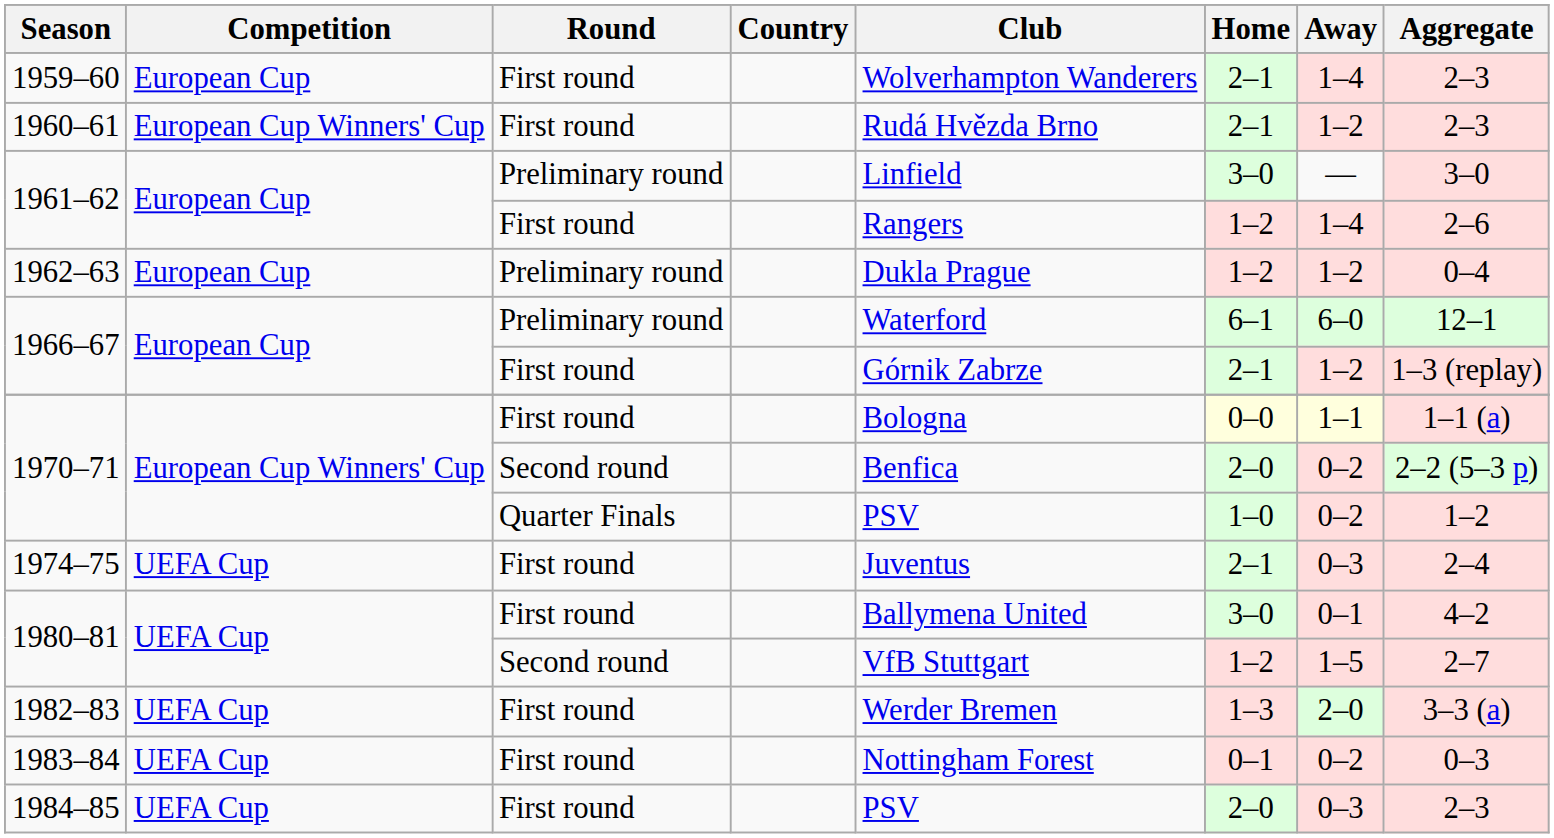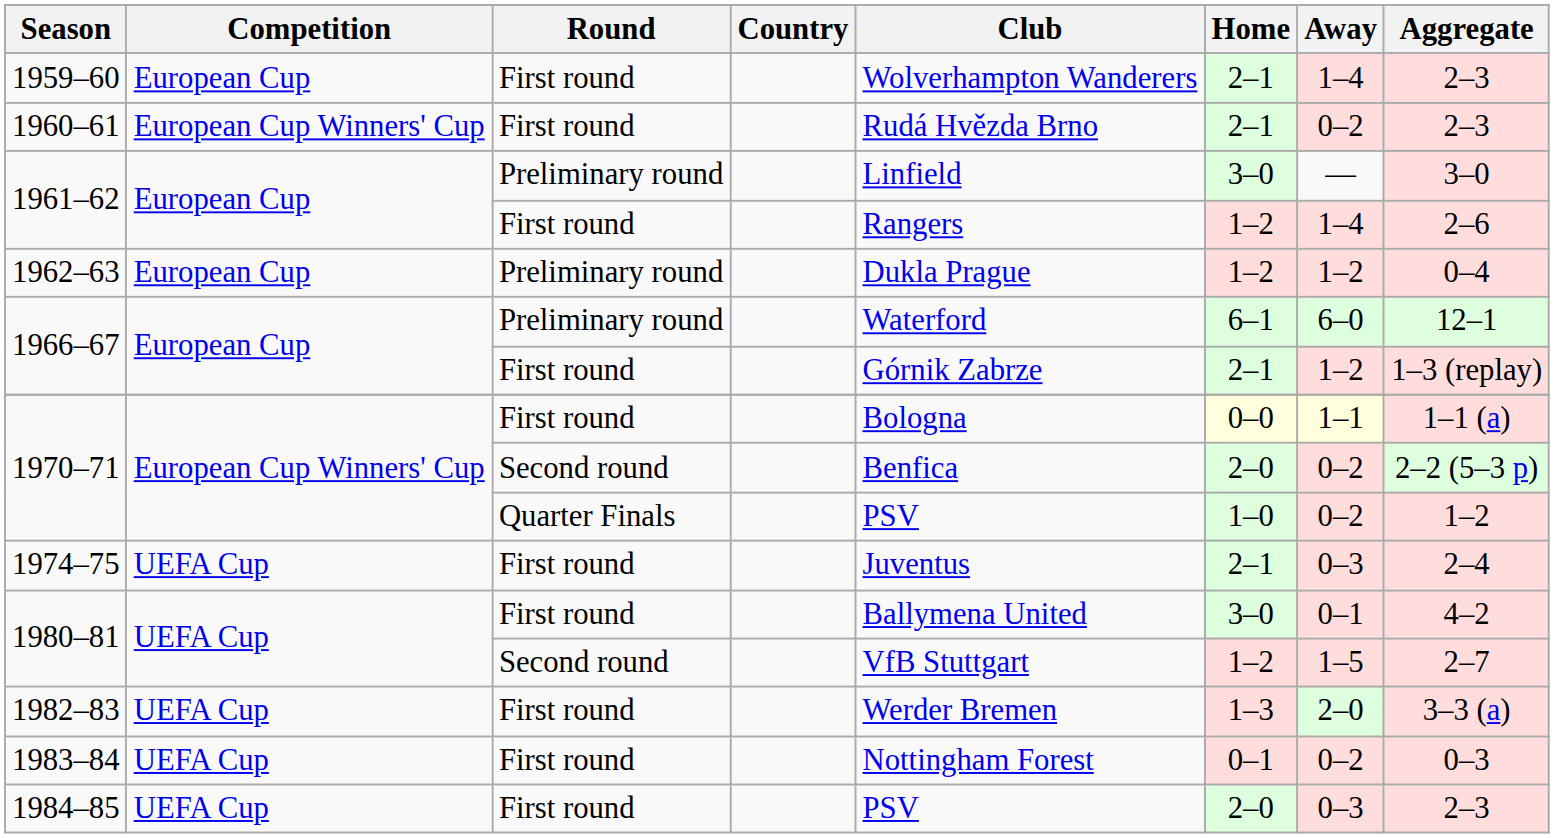(1341, 126) 1–2 -> (1341, 126) 0–2
